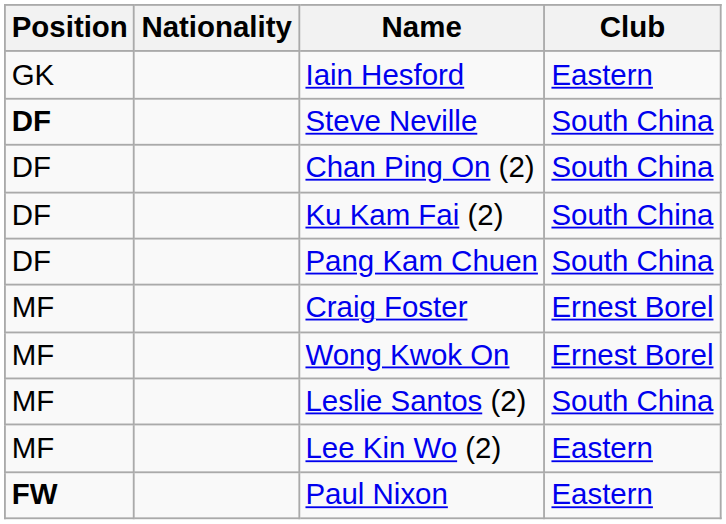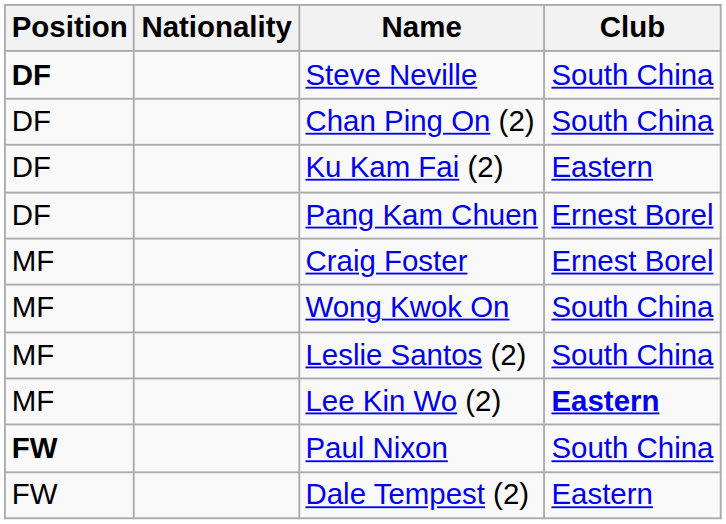- row: (385, 74)
(632, 214) South China -> (602, 167) Eastern
(632, 261) South China -> (632, 214) Ernest Borel
(632, 354) Ernest Borel -> (632, 307) South China
(602, 448) normal -> (605, 401) bold
(602, 494) Eastern -> (632, 448) South China
+ row: (417, 494)
